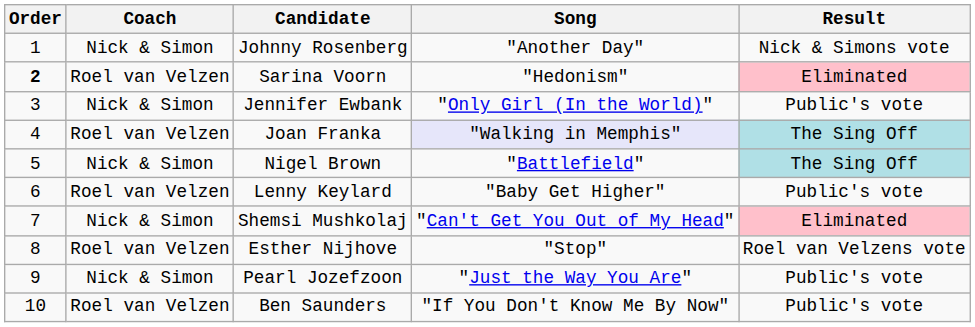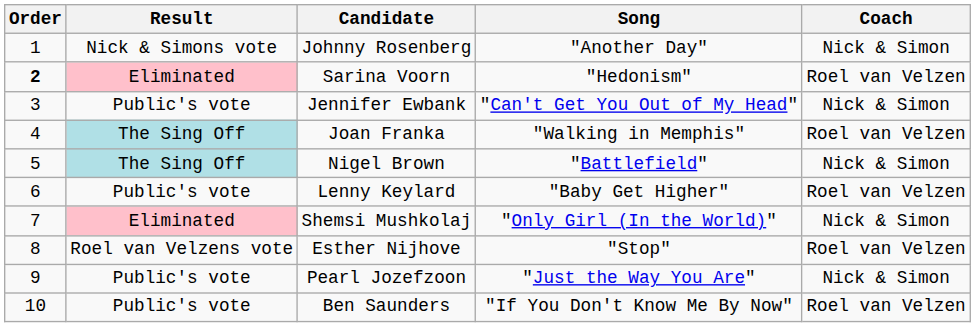columns swapped: (150, 19) <-> (854, 19)
(575, 106) "Only Girl (In the World)" -> (639, 106) "Can't Get You Out of My Head"
(575, 134) lavender background -> (639, 134) no background
(575, 221) "Can't Get You Out of My Head" -> (639, 221) "Only Girl (In the World)"
